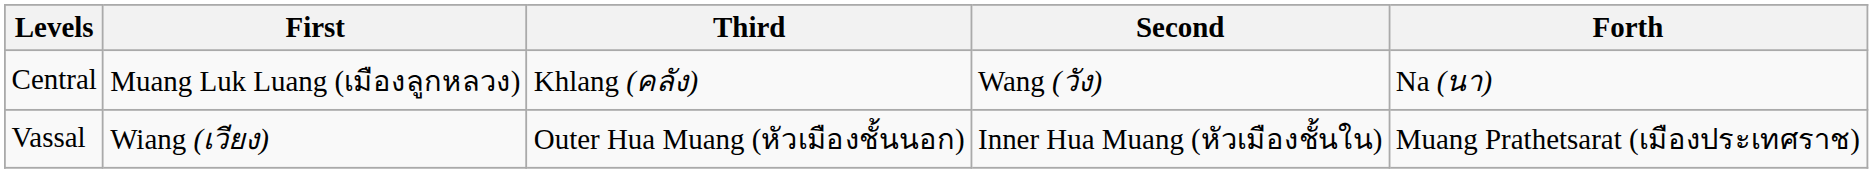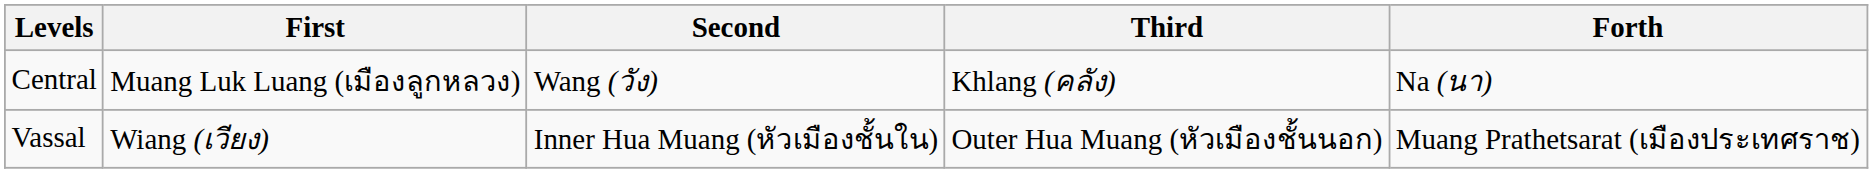columns swapped: (1180, 27) <-> (749, 27)
